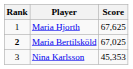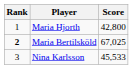(113, 27) 67,625 -> (113, 27) 42,800
(113, 57) 45,353 -> (113, 57) 45,533
